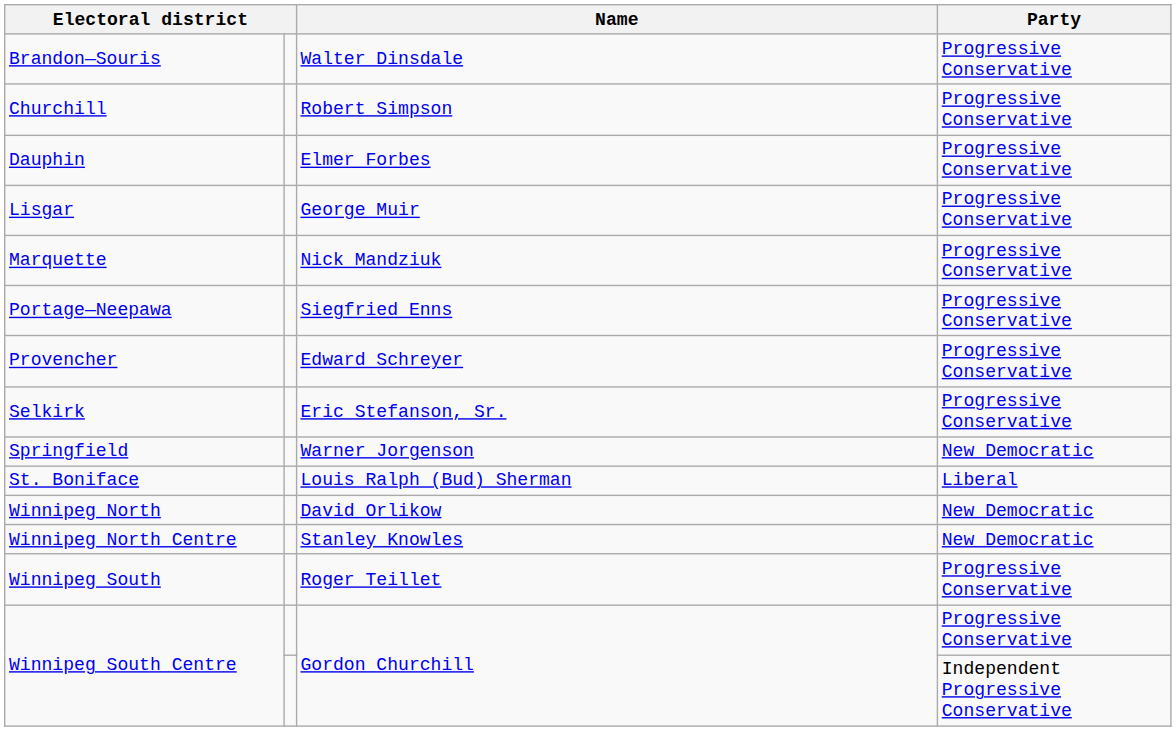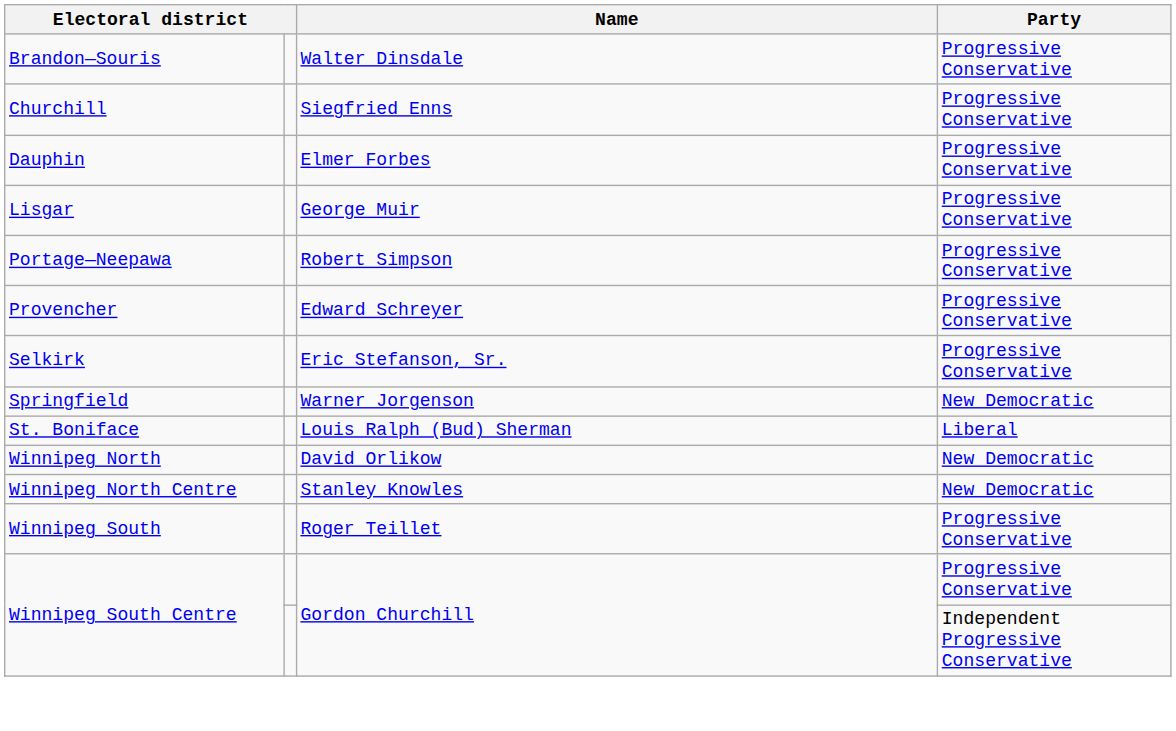(376, 110) Robert Simpson -> (376, 110) Siegfried Enns
- row: (58, 260)
(376, 311) Siegfried Enns -> (376, 260) Robert Simpson
